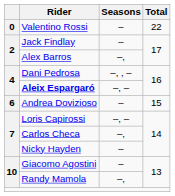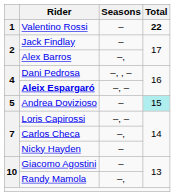(12, 27) 0 -> (12, 27) 1
(156, 27) normal -> (156, 27) bold
(12, 103) 6 -> (12, 103) 5
(156, 103) no background -> (156, 103) paleturquoise background
